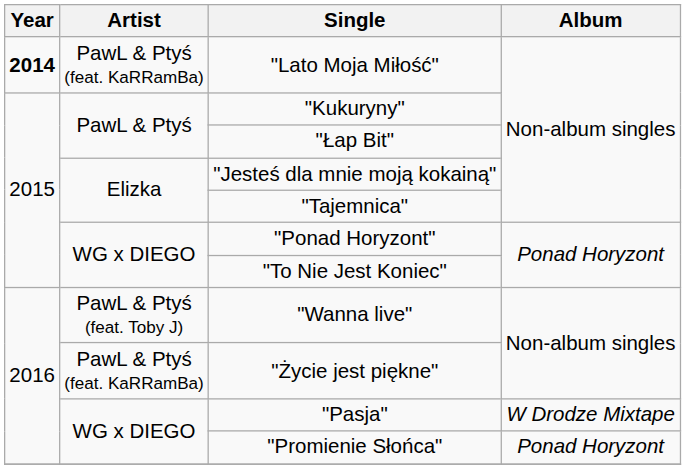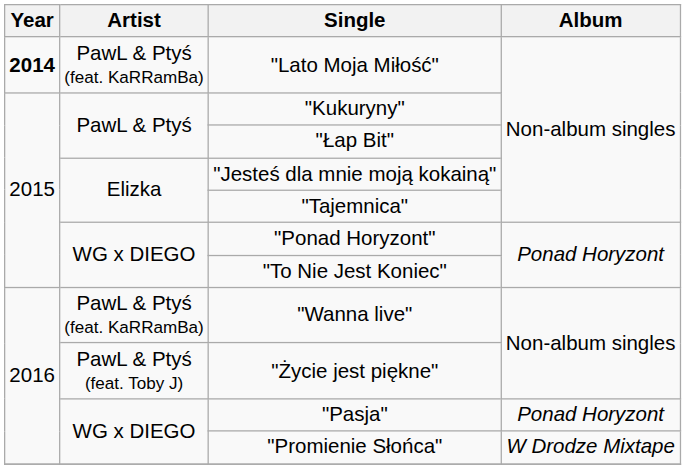(134, 315) PawL & Ptyś (feat. Toby J) -> (134, 315) PawL & Ptyś (feat. KaRRamBa)
(134, 370) PawL & Ptyś (feat. KaRRamBa) -> (134, 370) PawL & Ptyś (feat. Toby J)
(591, 414) W Drodze Mixtape -> (591, 414) Ponad Horyzont
(591, 447) Ponad Horyzont -> (591, 447) W Drodze Mixtape
